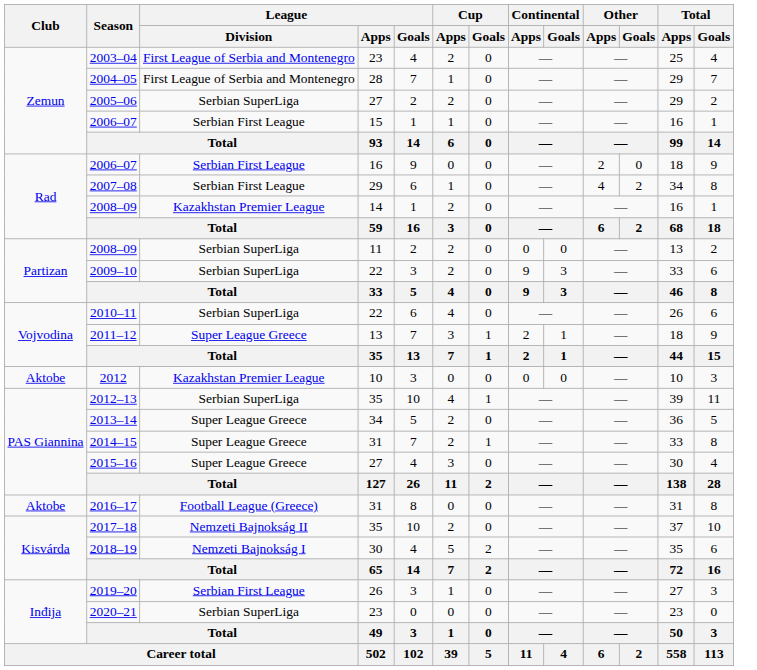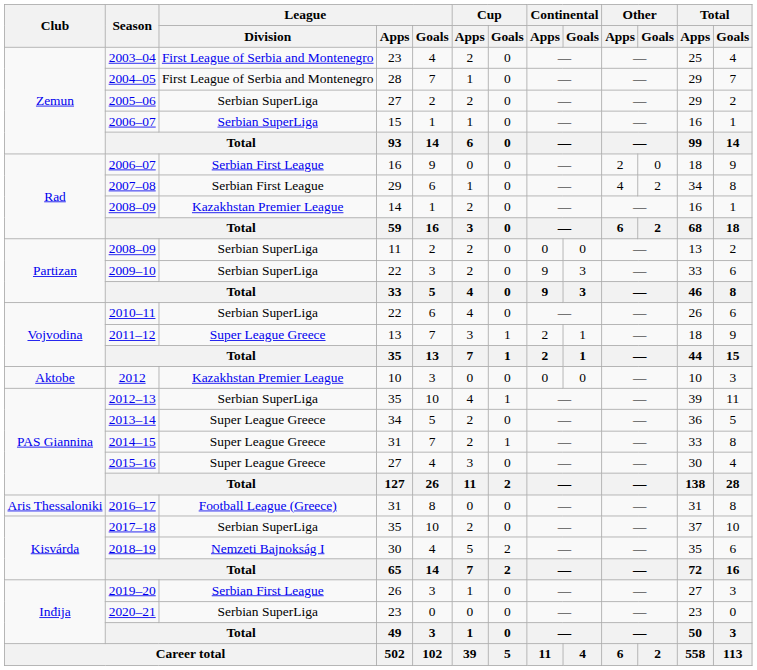(249, 121) Serbian First League -> (268, 121) Serbian SuperLiga
(46, 505) Aktobe -> (55, 505) Aris Thessaloniki
(249, 526) Nemzeti Bajnokság II -> (268, 526) Serbian SuperLiga
